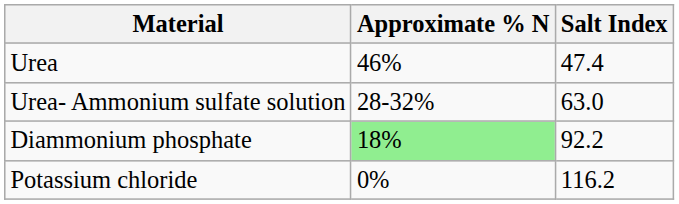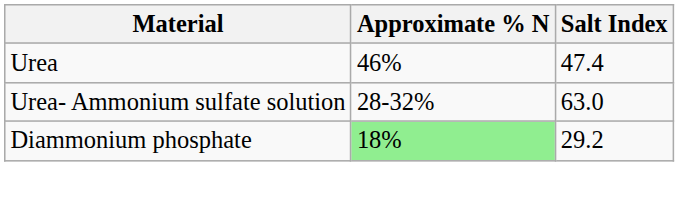(582, 140) 92.2 -> (582, 140) 29.2
- row: (104, 179)
